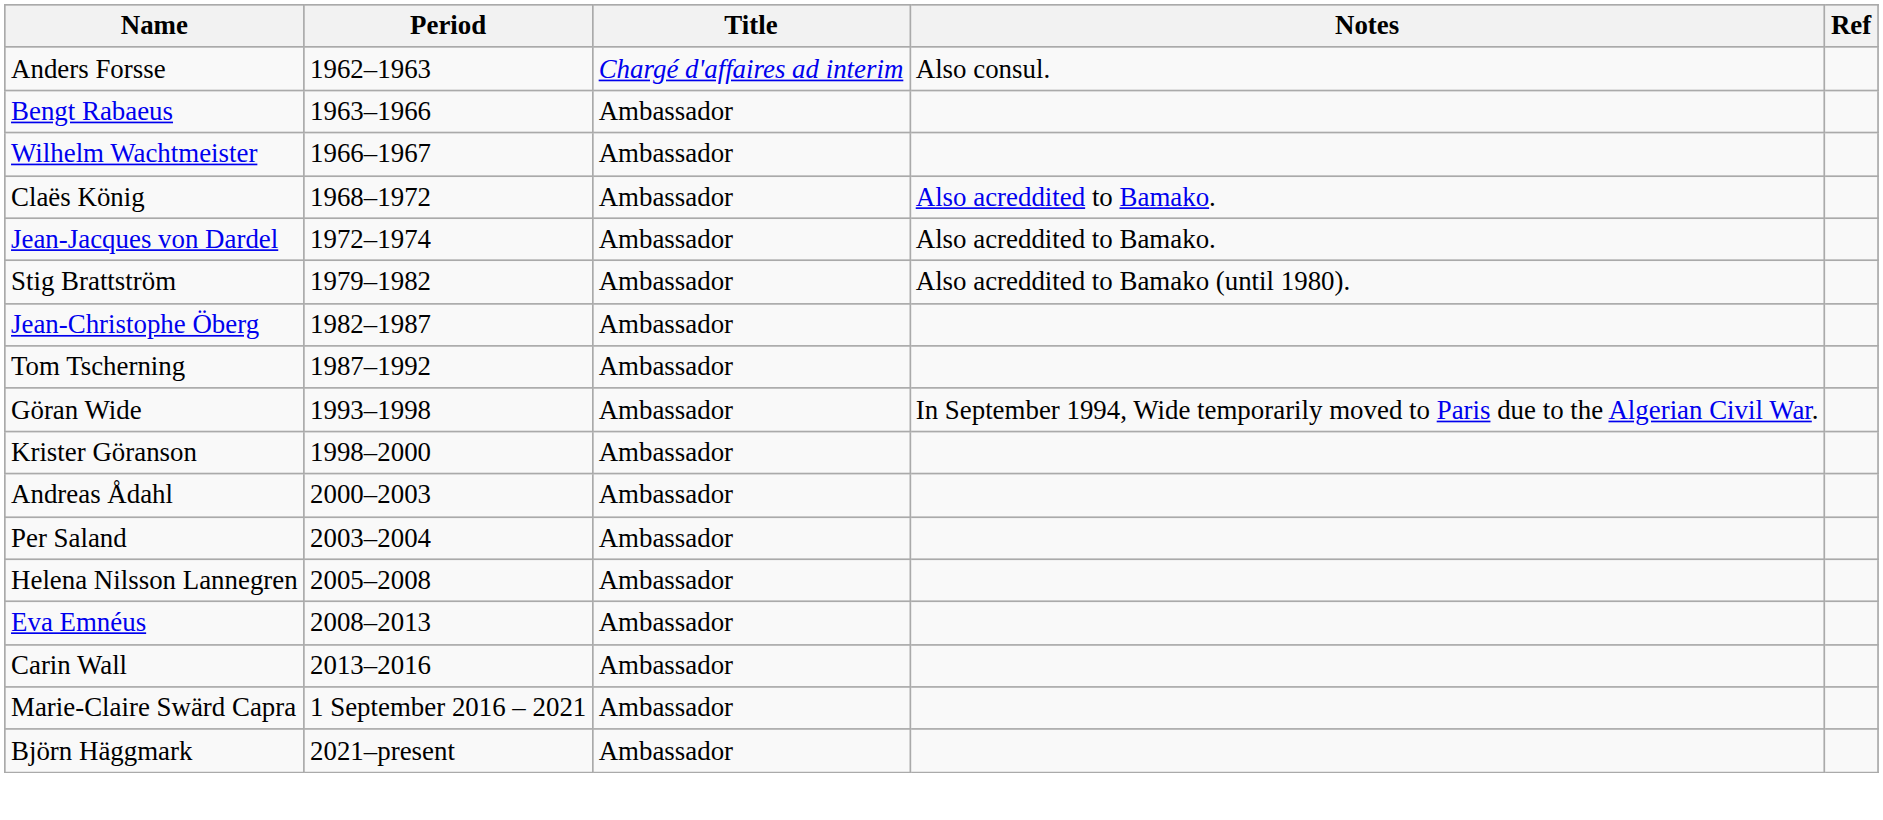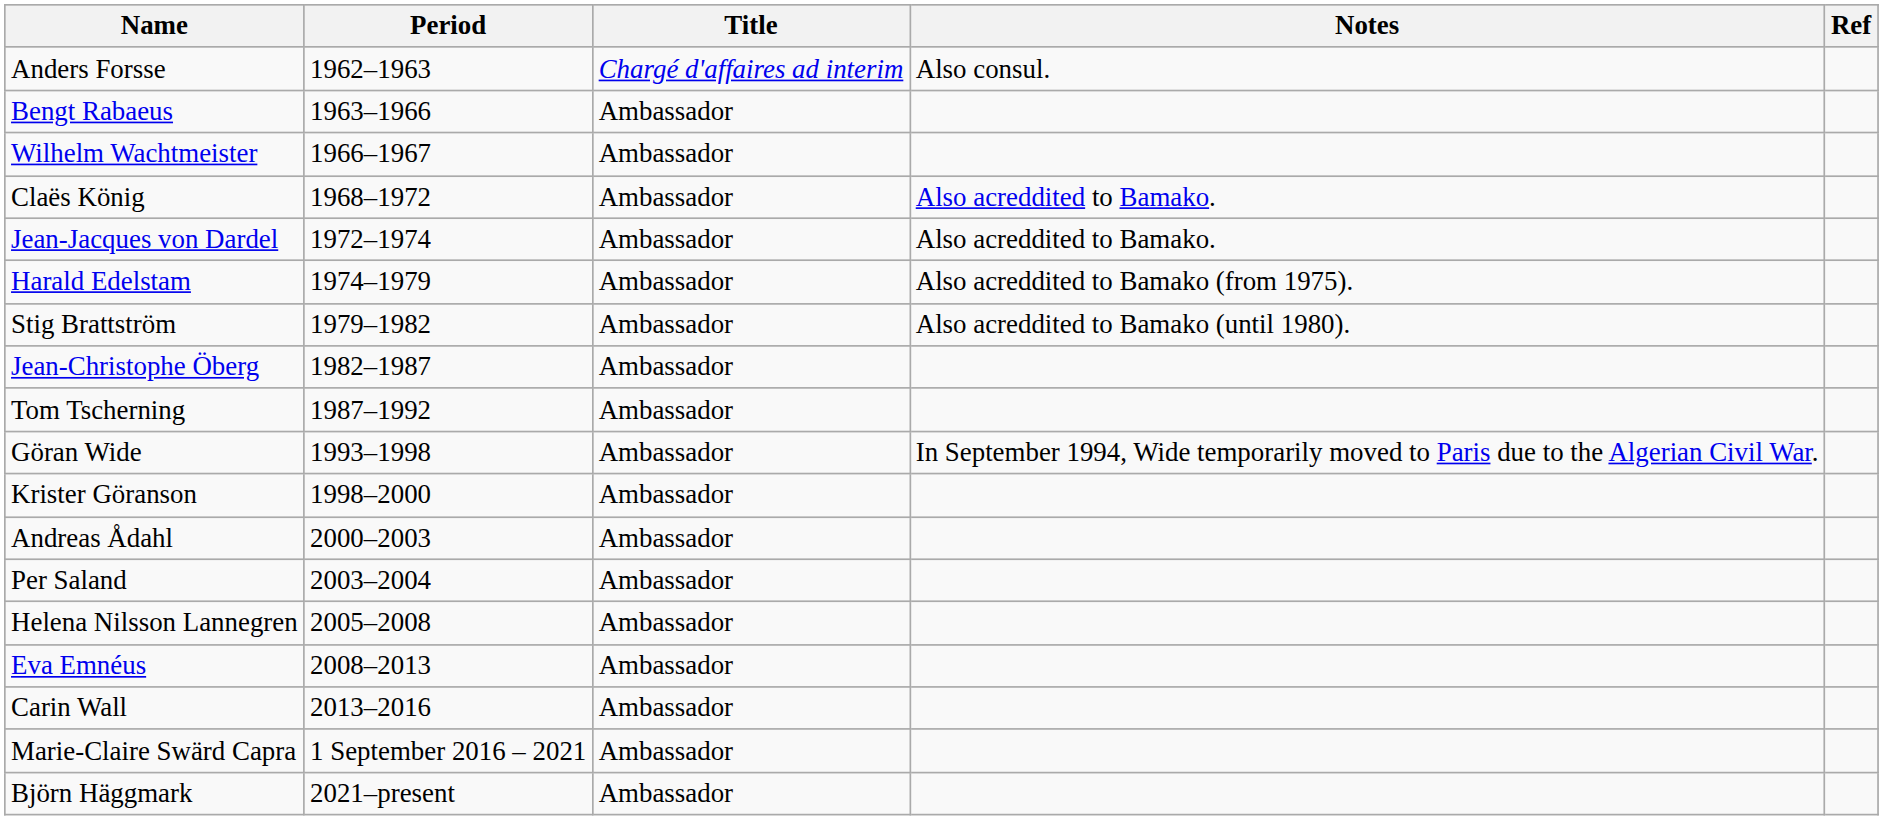+ row: (101, 281)
